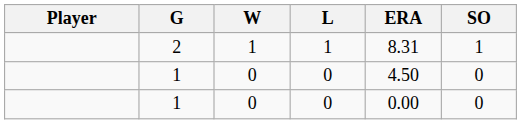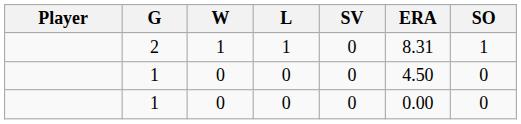+ column: (352, 18)
